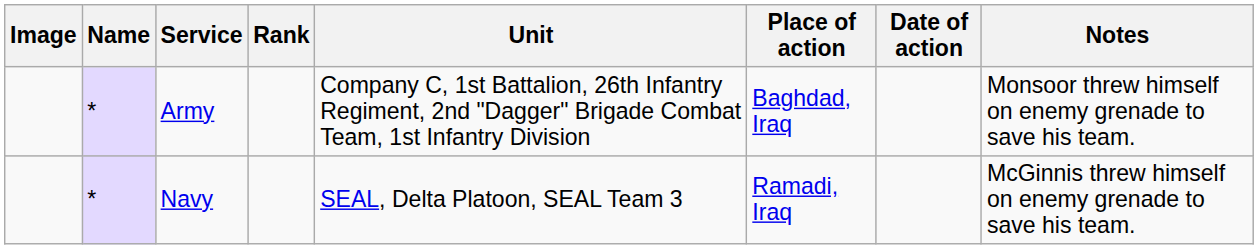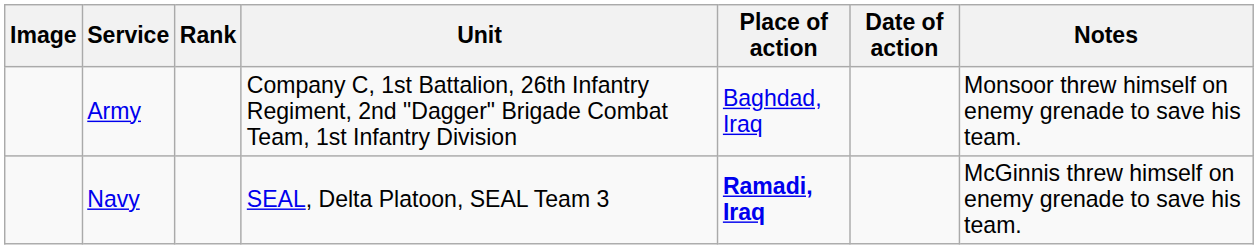- column: (119, 35)
(795, 199) normal -> (768, 199) bold
